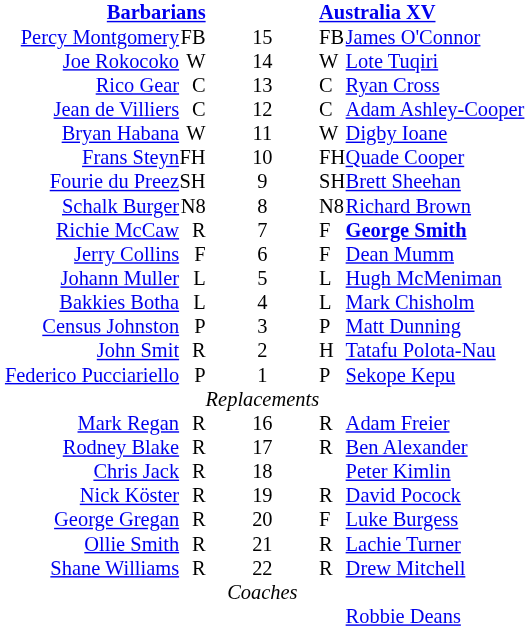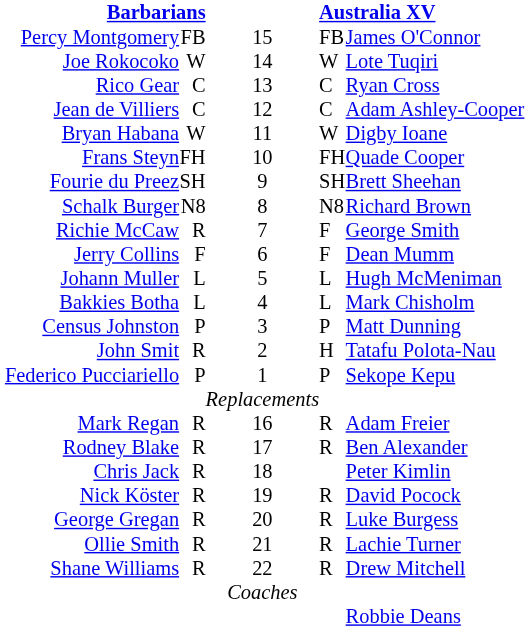(406, 230) bold -> (402, 230) normal
(325, 519) F -> (326, 519) R
